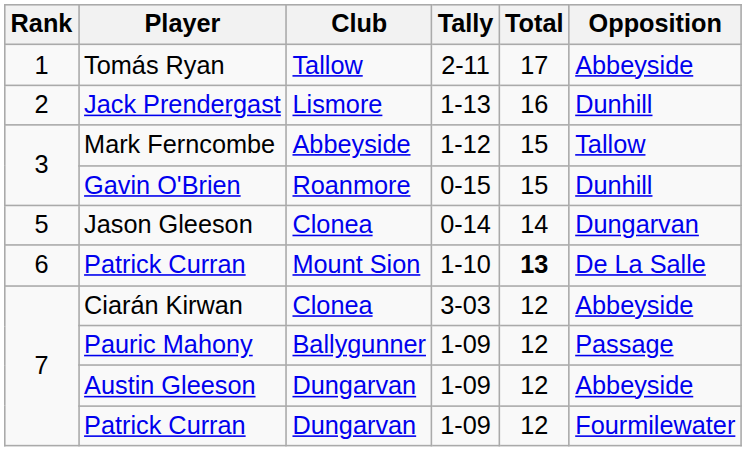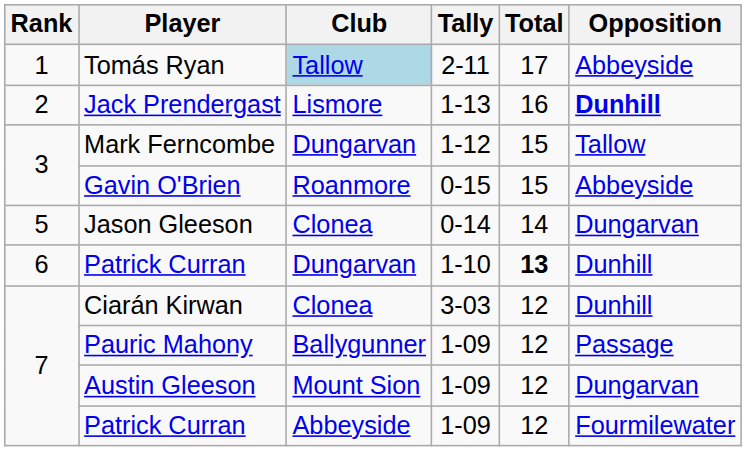(328, 64) no background -> (328, 64) lightblue background
(614, 104) normal -> (618, 104) bold
(352, 144) Abbeyside -> (354, 144) Dungarvan
(614, 184) Dunhill -> (634, 184) Abbeyside
(356, 265) Mount Sion -> (354, 265) Dungarvan
(641, 265) De La Salle -> (614, 265) Dunhill
(634, 305) Abbeyside -> (614, 305) Dunhill
(354, 385) Dungarvan -> (356, 385) Mount Sion
(634, 385) Abbeyside -> (637, 385) Dungarvan
(354, 425) Dungarvan -> (352, 425) Abbeyside
